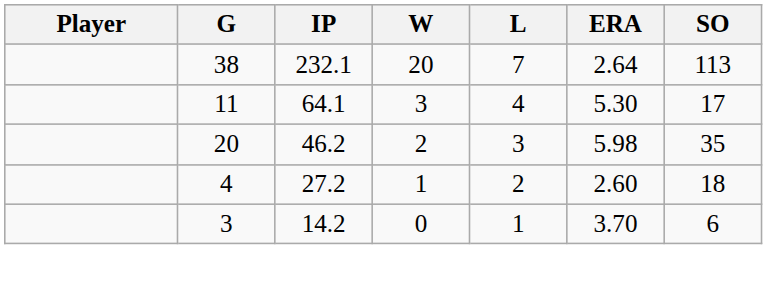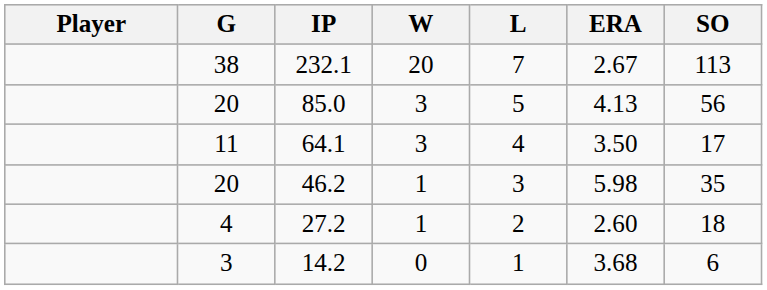(615, 64) 2.64 -> (615, 64) 2.67
+ row: (324, 104)
(615, 104) 5.30 -> (615, 143) 3.50
(421, 143) 2 -> (421, 183) 1
(615, 223) 3.70 -> (615, 263) 3.68
